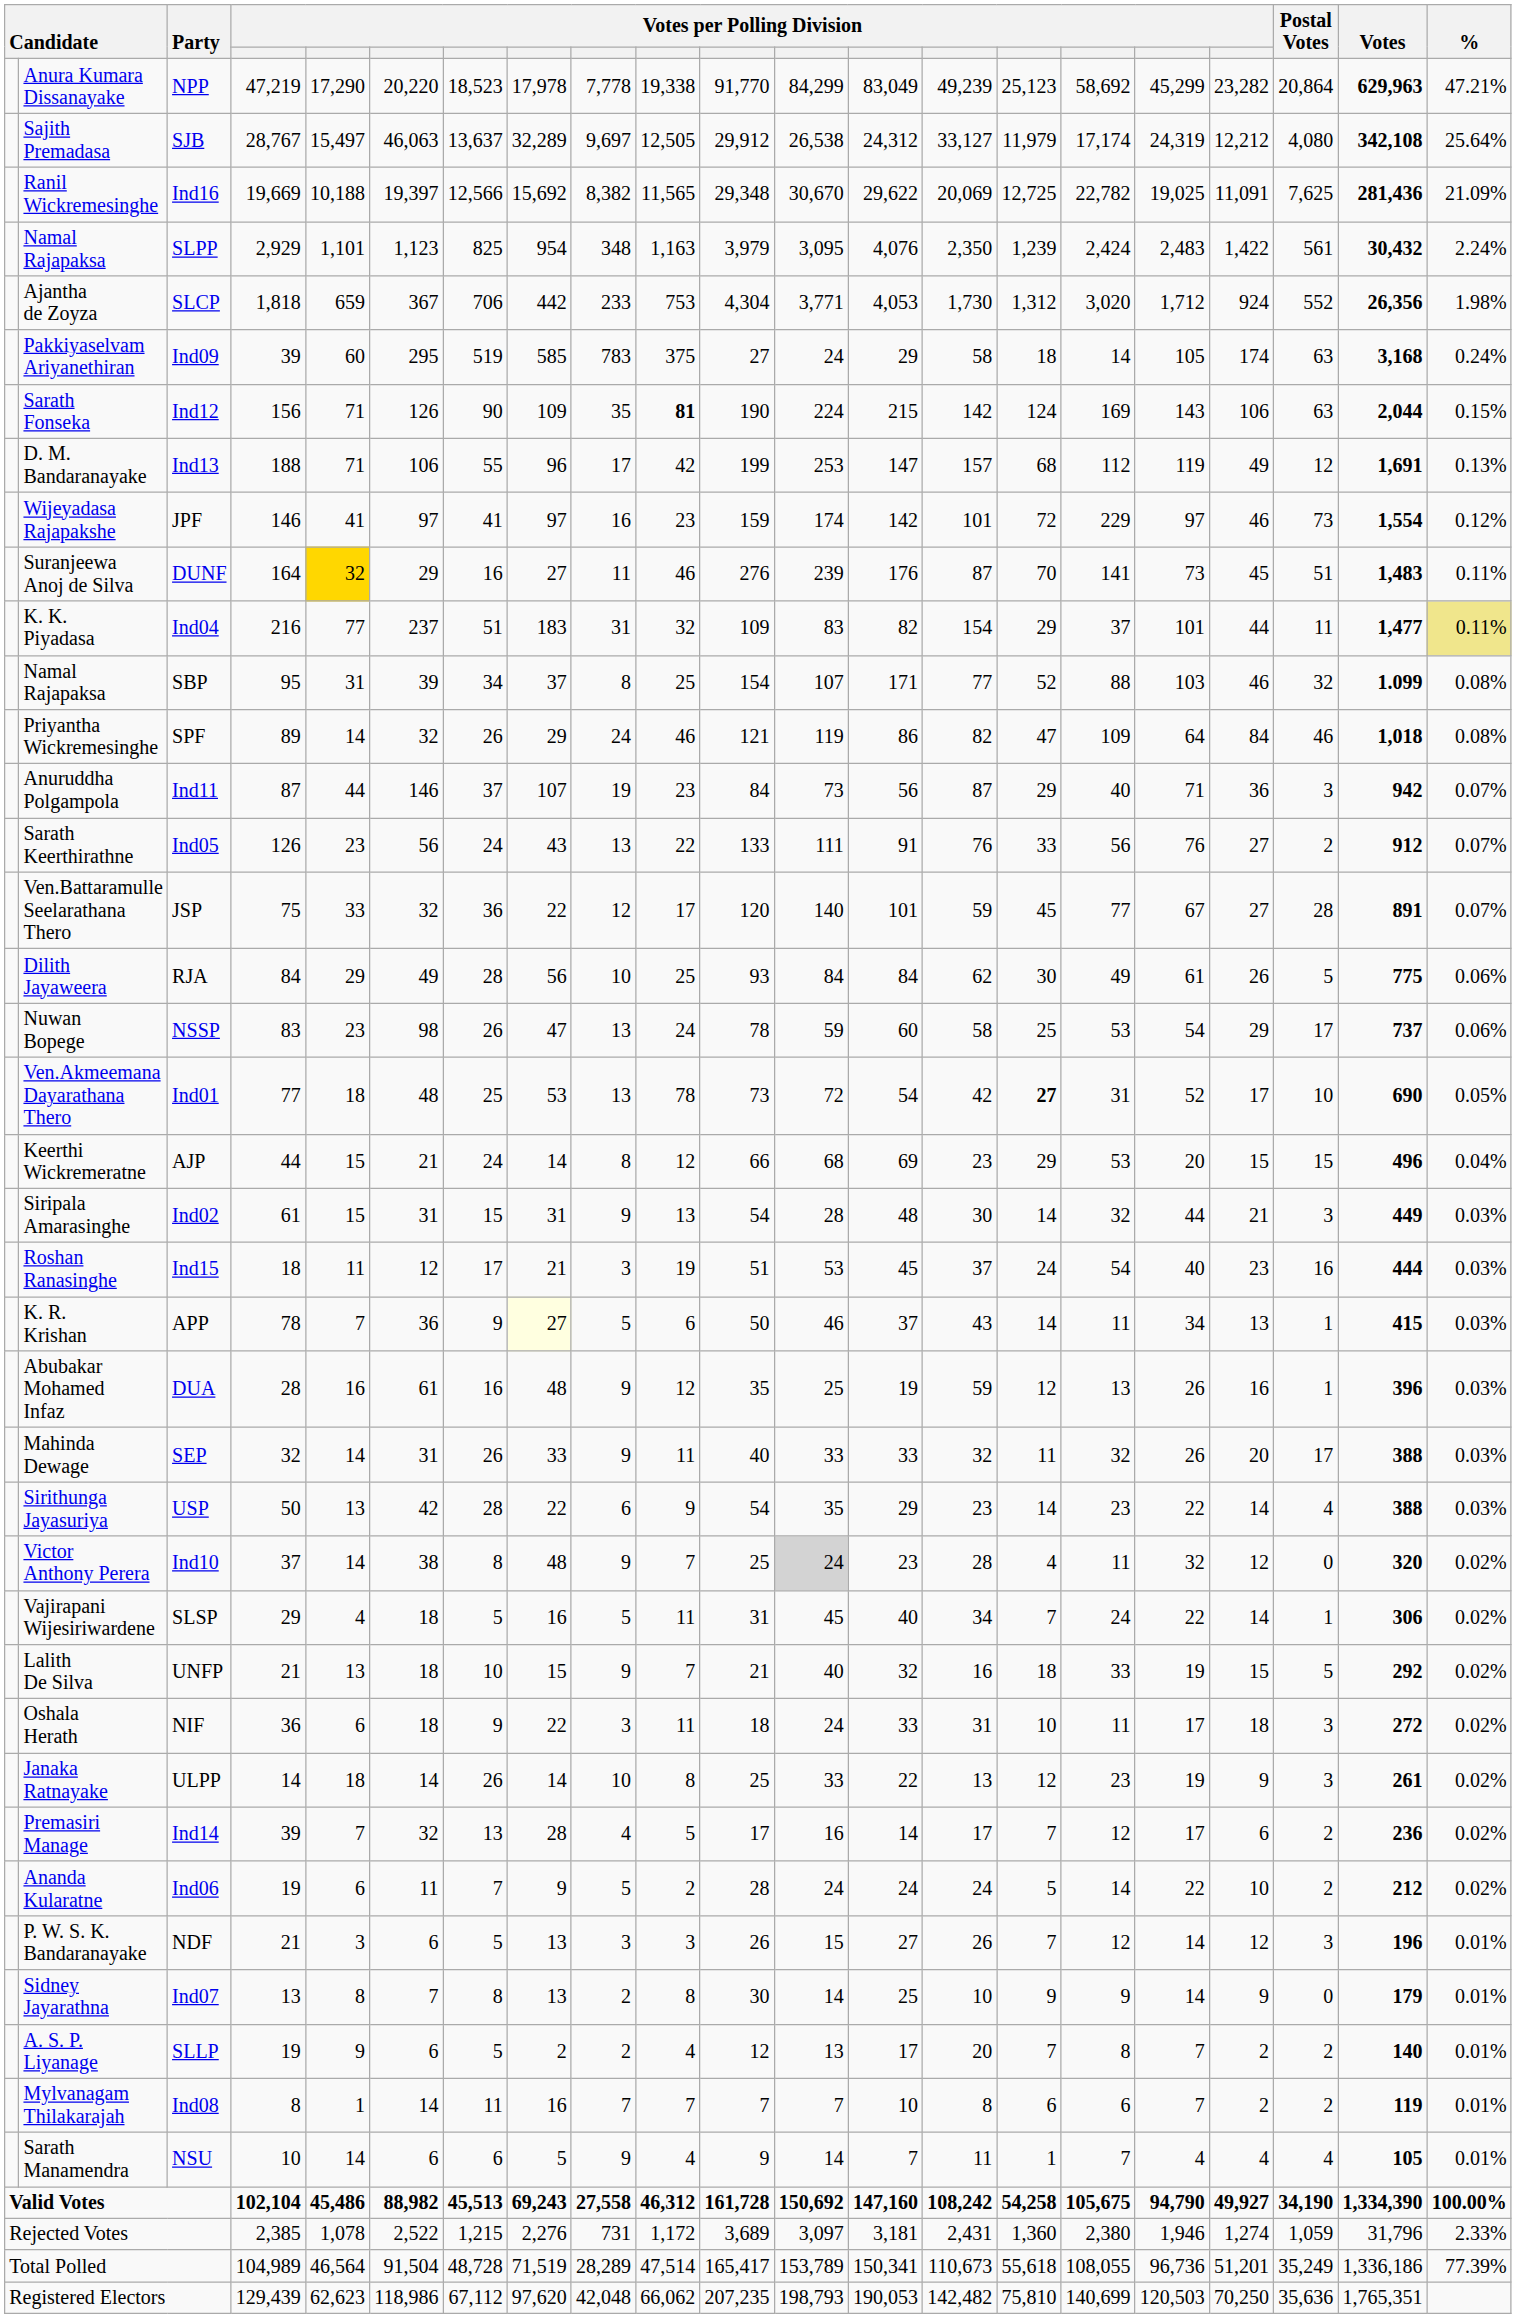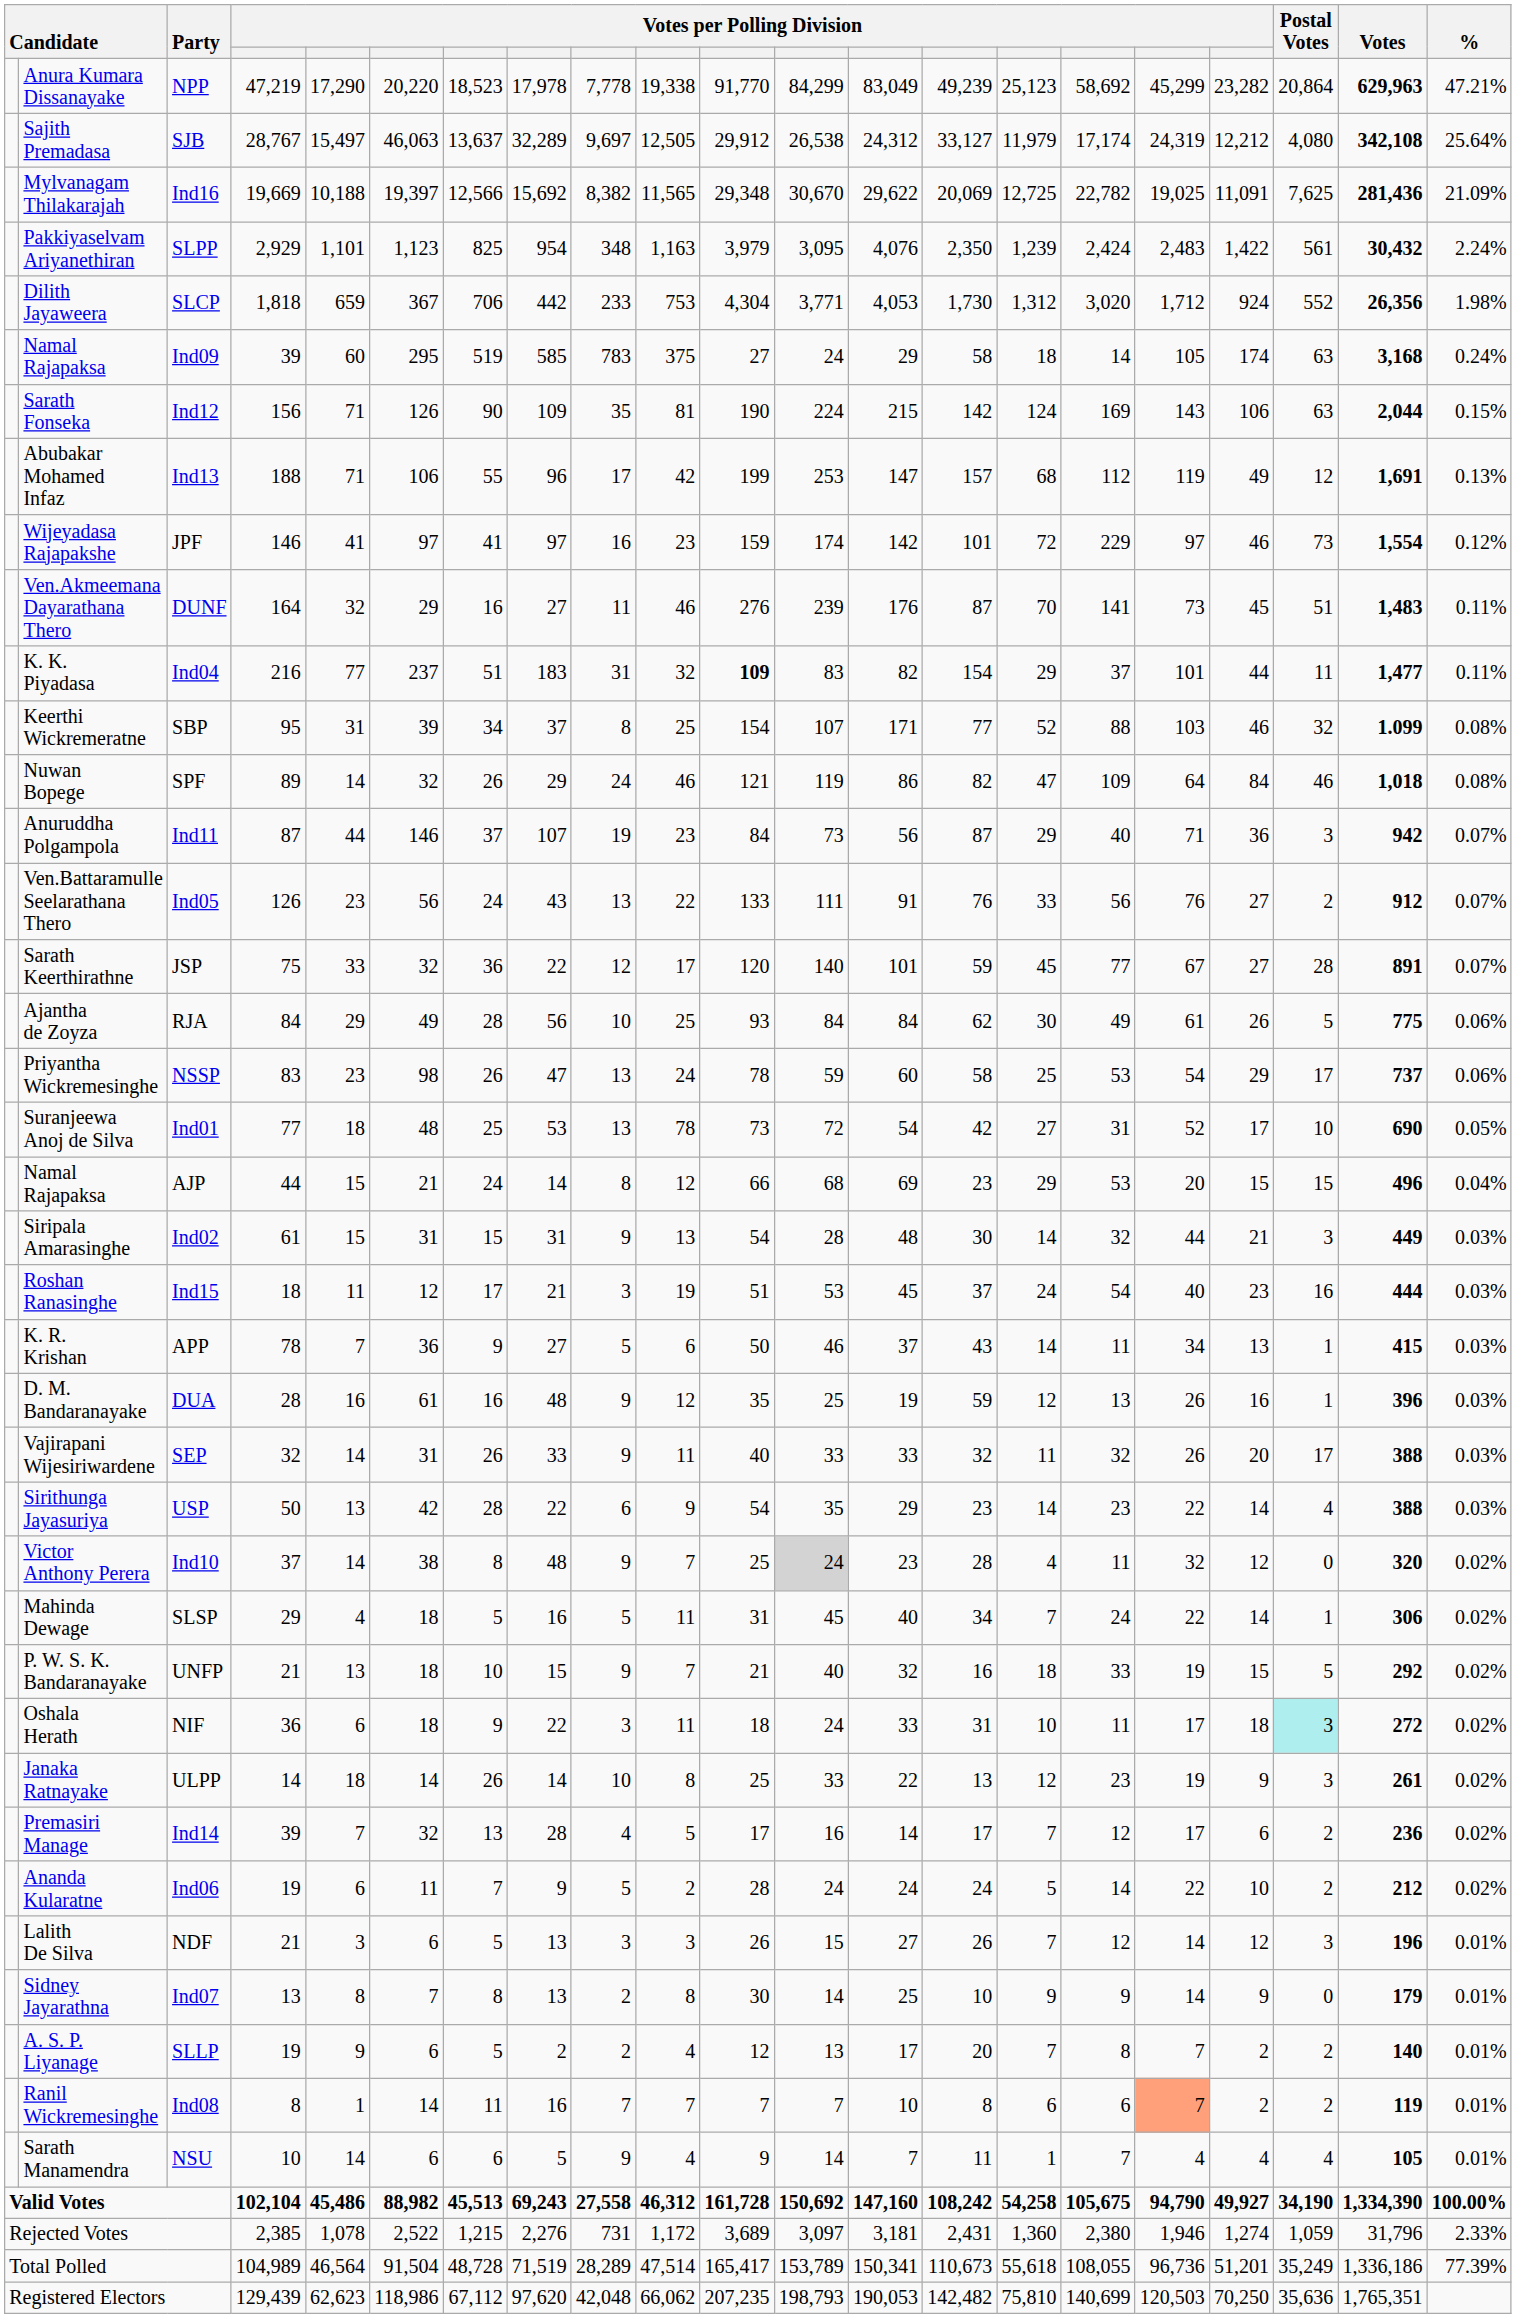(91, 194) Ranil Wickremesinghe -> (76, 194) Mylvanagam Thilakarajah
(65, 248) Namal Rajapaksa -> (84, 248) Pakkiyaselvam Ariyanethiran
(60, 302) Ajantha de Zoyza -> (65, 302) Dilith Jayaweera
(84, 356) Pakkiyaselvam Ariyanethiran -> (65, 356) Namal Rajapaksa
(685, 411) bold -> (685, 411) normal
(85, 465) D. M. Bandaranayake -> (64, 476) Abubakar Mohamed Infaz
(78, 573) Suranjeewa Anoj de Silva -> (92, 607) Ven.Akmeemana Dayarathana Thero
(355, 573) gold background -> (355, 607) no background
(755, 628) normal -> (755, 673) bold
(1481, 628) khaki background -> (1481, 673) no background
(65, 682) Namal Rajapaksa -> (85, 727) Keerthi Wickremeratne
(91, 736) Priyantha Wickremesinghe -> (54, 781) Nuwan Bopege
(78, 844) Sarath Keerthirathne -> (93, 901) Ven.Battaramulle Seelarathana Thero
(93, 910) Ven.Battaramulle Seelarathana Thero -> (78, 966) Sarath Keerthirathne
(65, 975) Dilith Jayaweera -> (60, 1020) Ajantha de Zoyza
(54, 1030) Nuwan Bopege -> (91, 1075) Priyantha Wickremesinghe
(92, 1095) Ven.Akmeemana Dayarathana Thero -> (78, 1129) Suranjeewa Anoj de Silva
(1046, 1095) bold -> (1046, 1129) normal
(85, 1160) Keerthi Wickremeratne -> (65, 1183) Namal Rajapaksa
(557, 1323) lightyellow background -> (557, 1346) no background
(64, 1389) Abubakar Mohamed Infaz -> (85, 1400) D. M. Bandaranayake
(59, 1454) Mahinda Dewage -> (89, 1454) Vajirapani Wijesiriwardene
(89, 1617) Vajirapani Wijesiriwardene -> (59, 1617) Mahinda Dewage
(58, 1671) Lalith De Silva -> (85, 1671) P. W. S. K. Bandaranayake
(1328, 1725) no background -> (1328, 1725) paleturquoise background
(85, 1942) P. W. S. K. Bandaranayake -> (58, 1942) Lalith De Silva
(76, 2105) Mylvanagam Thilakarajah -> (91, 2105) Ranil Wickremesinghe
(1200, 2105) no background -> (1200, 2105) lightsalmon background
